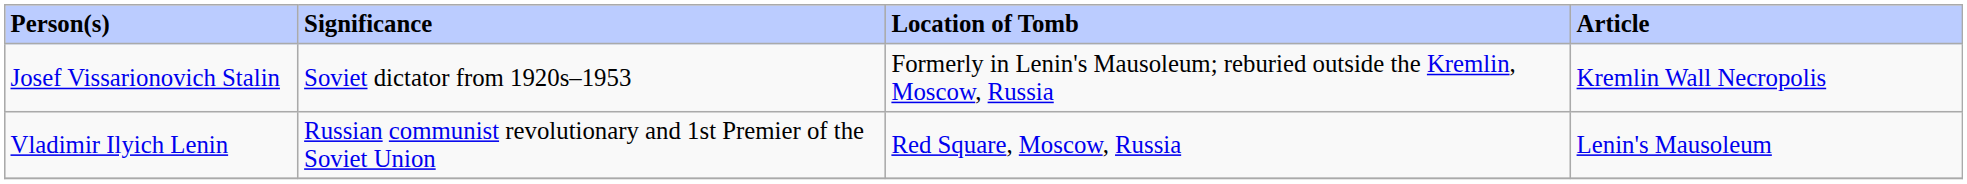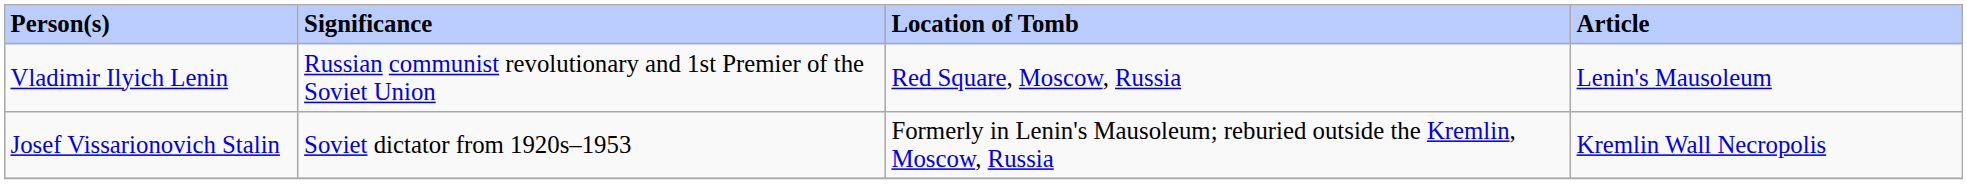rows swapped: (119, 144) <-> (145, 77)
